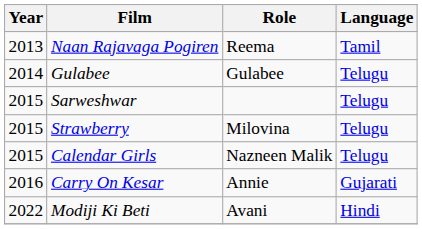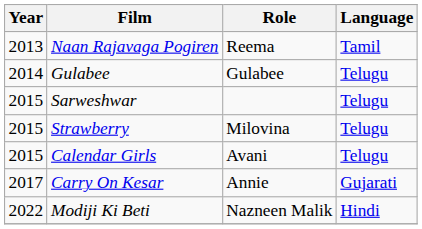(279, 155) Nazneen Malik -> (247, 155) Avani
(26, 182) 2016 -> (26, 182) 2017
(247, 210) Avani -> (279, 210) Nazneen Malik
